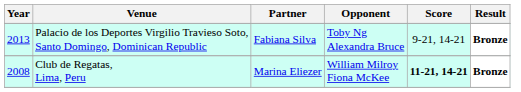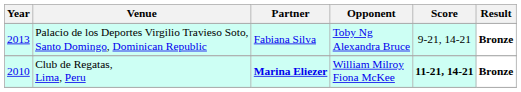(18, 71) 2008 -> (18, 71) 2010
(288, 71) normal -> (291, 71) bold
